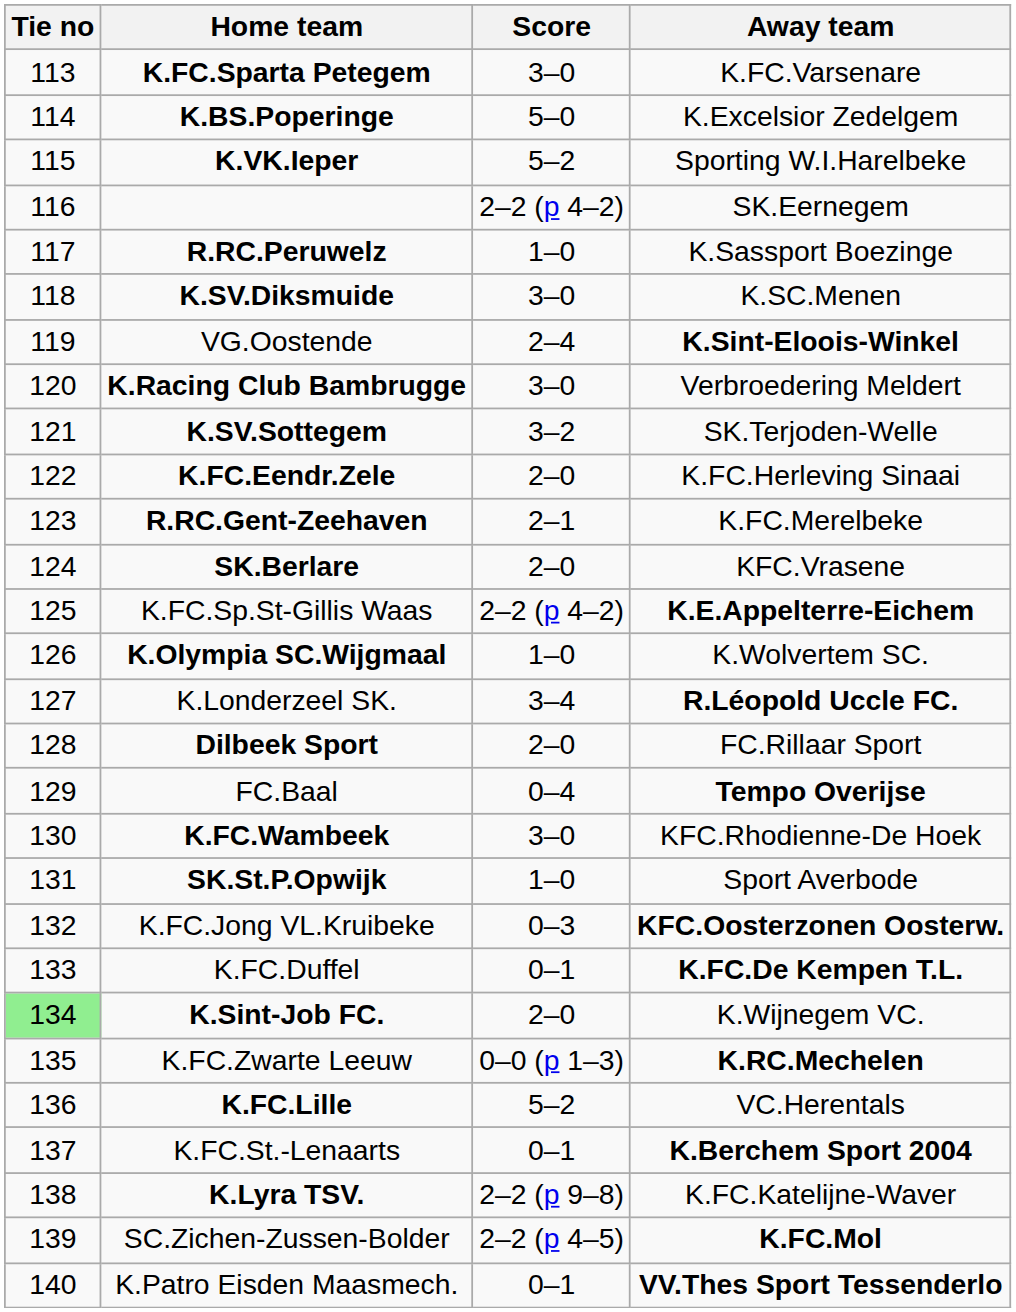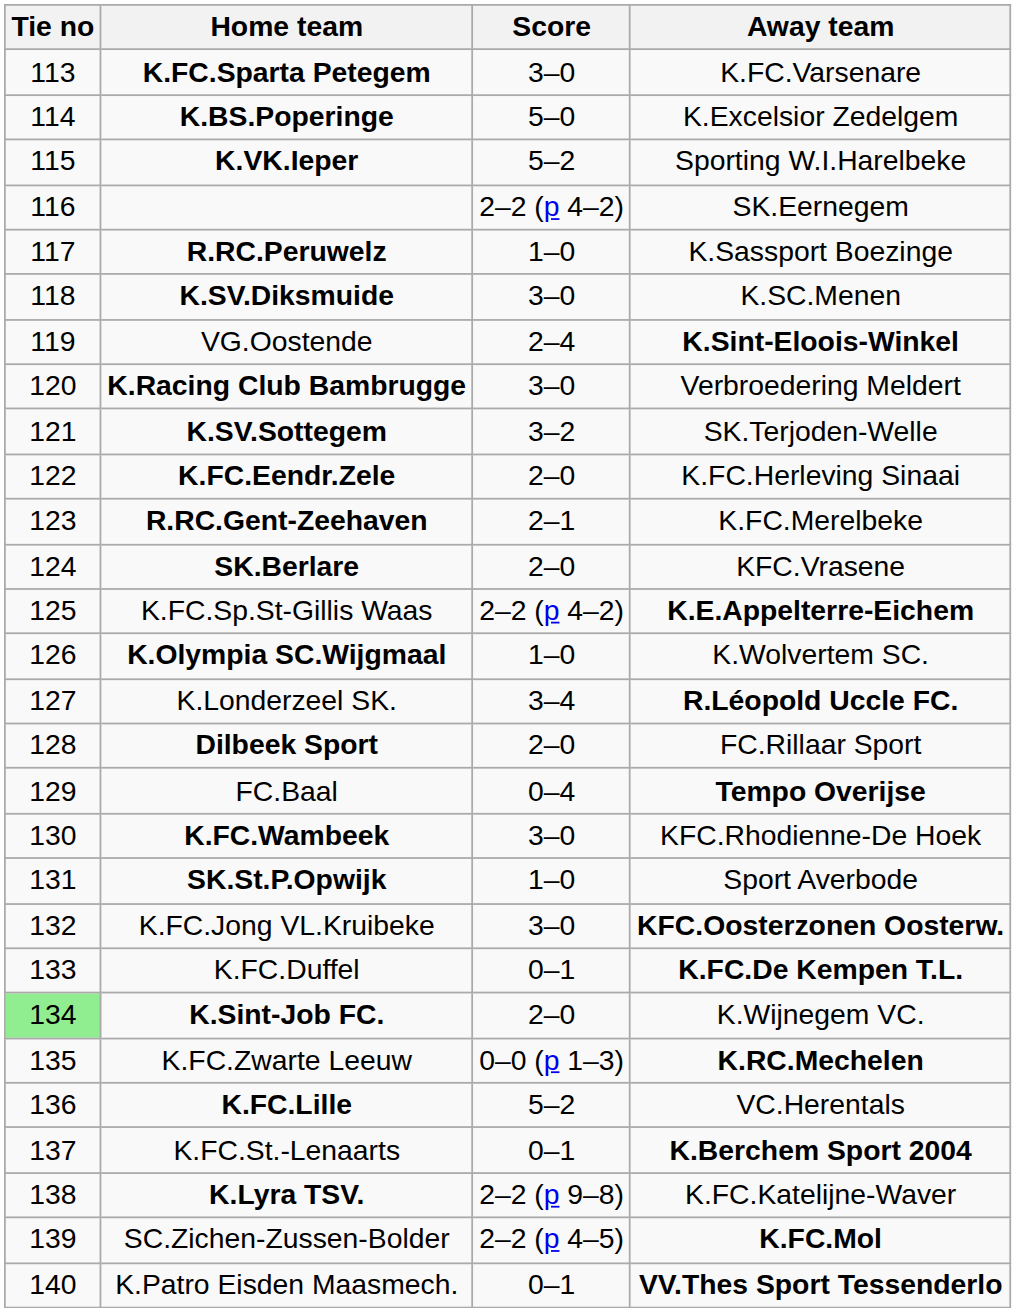(552, 925) 0–3 -> (552, 925) 3–0
